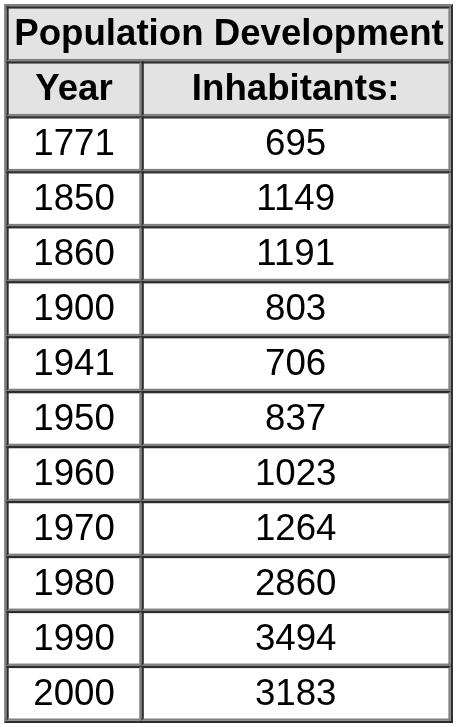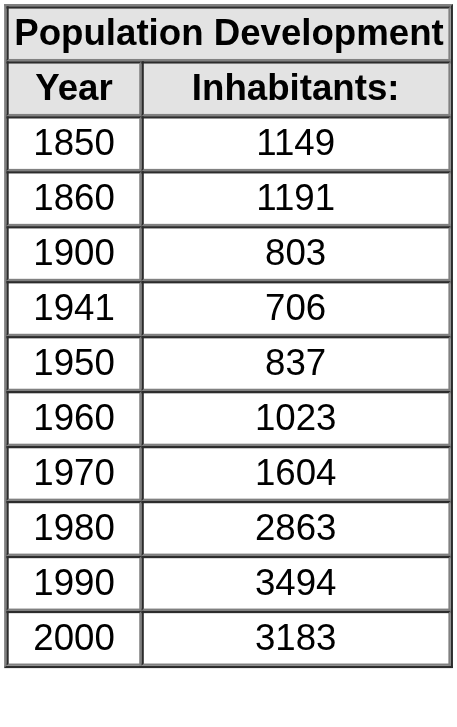- row: (74, 143)
(296, 527) 1264 -> (296, 472) 1604
(296, 582) 2860 -> (296, 527) 2863
